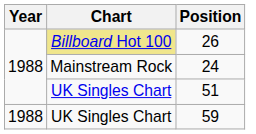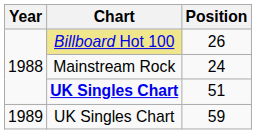(111, 91) normal -> (114, 91) bold
(26, 116) 1988 -> (26, 116) 1989
